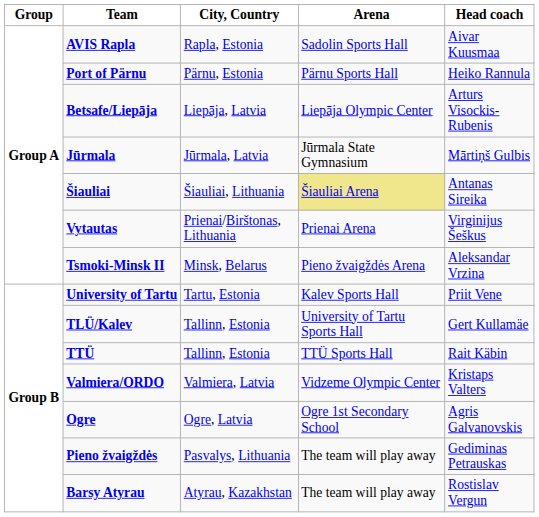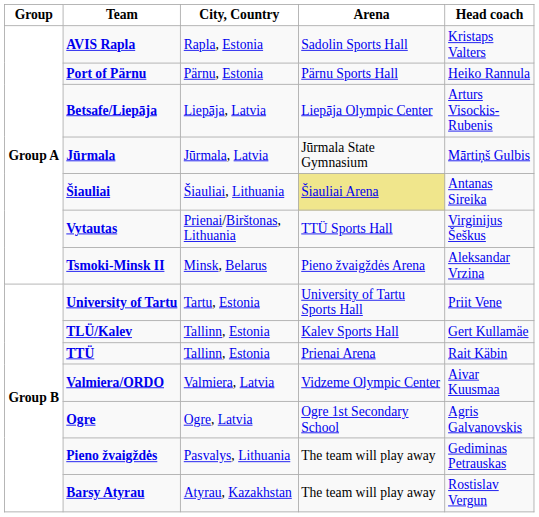(474, 44) Aivar Kuusmaa -> (471, 44) Kristaps Valters
(338, 228) Prienai Arena -> (347, 228) TTÜ Sports Hall
(350, 294) Kalev Sports Hall -> (353, 302) University of Tartu Sports Hall
(353, 324) University of Tartu Sports Hall -> (350, 331) Kalev Sports Hall
(347, 353) TTÜ Sports Hall -> (338, 353) Prienai Arena
(471, 382) Kristaps Valters -> (474, 382) Aivar Kuusmaa
